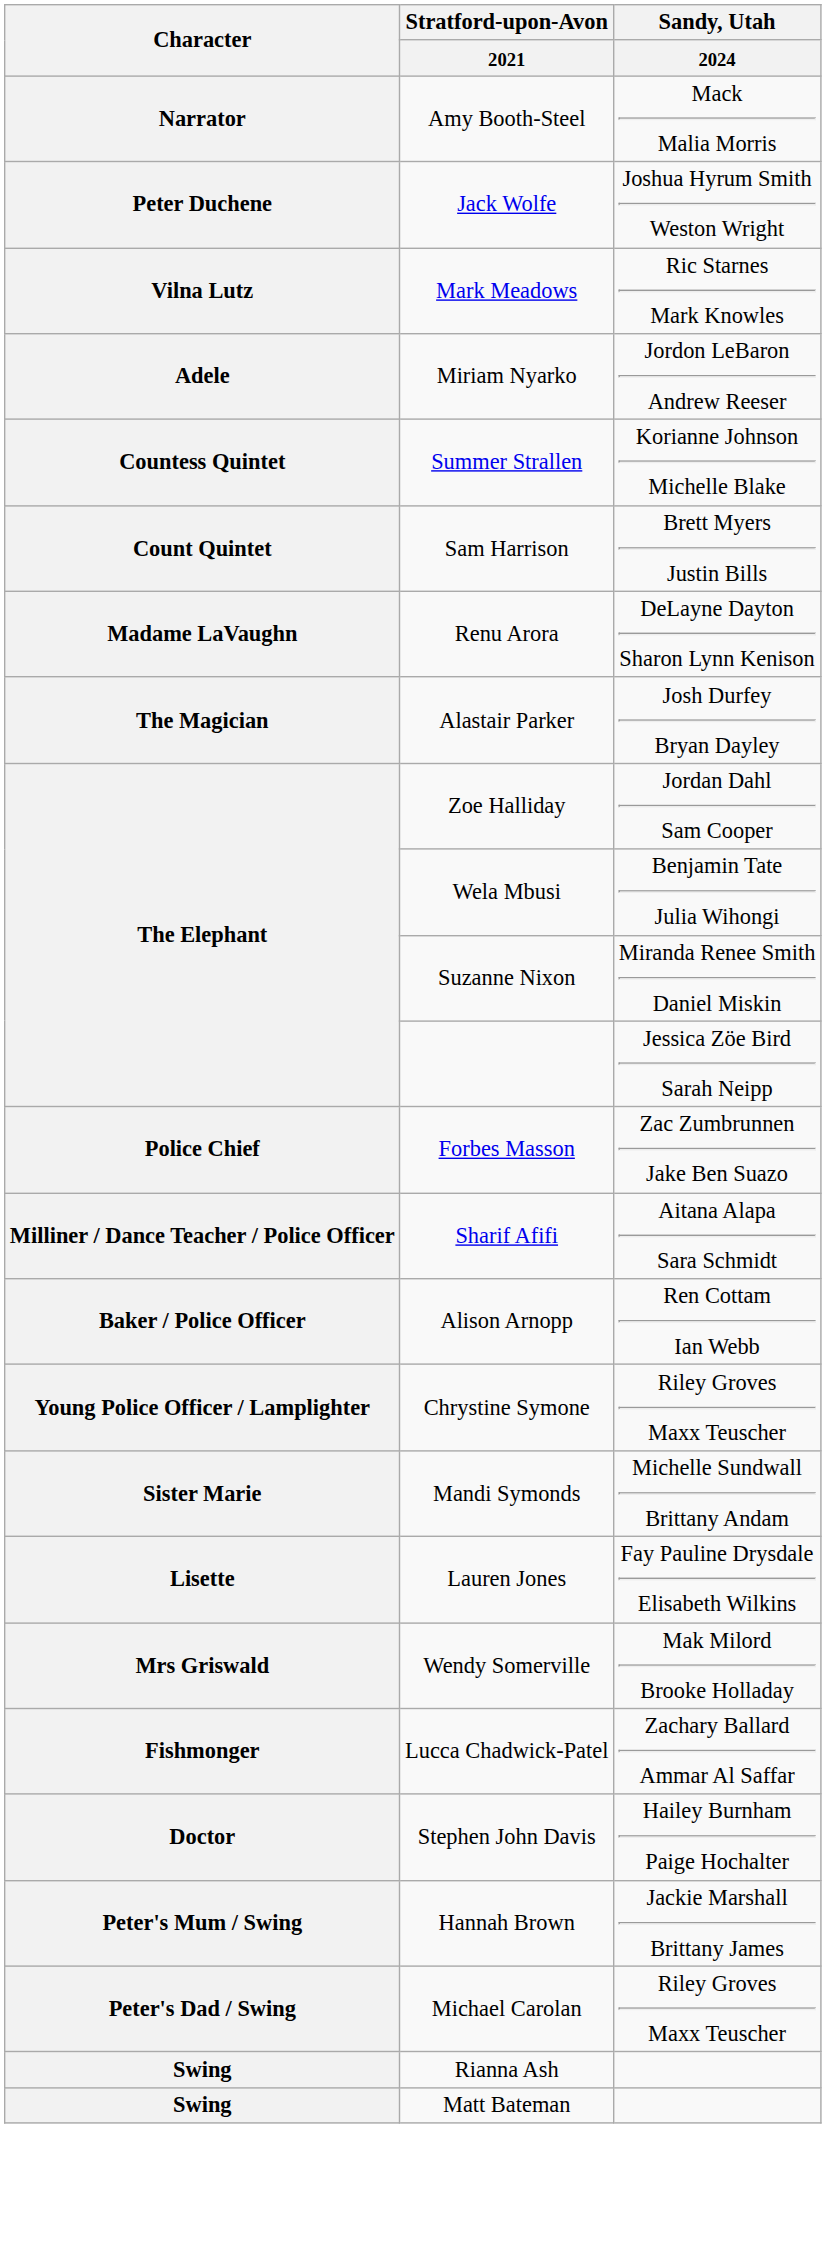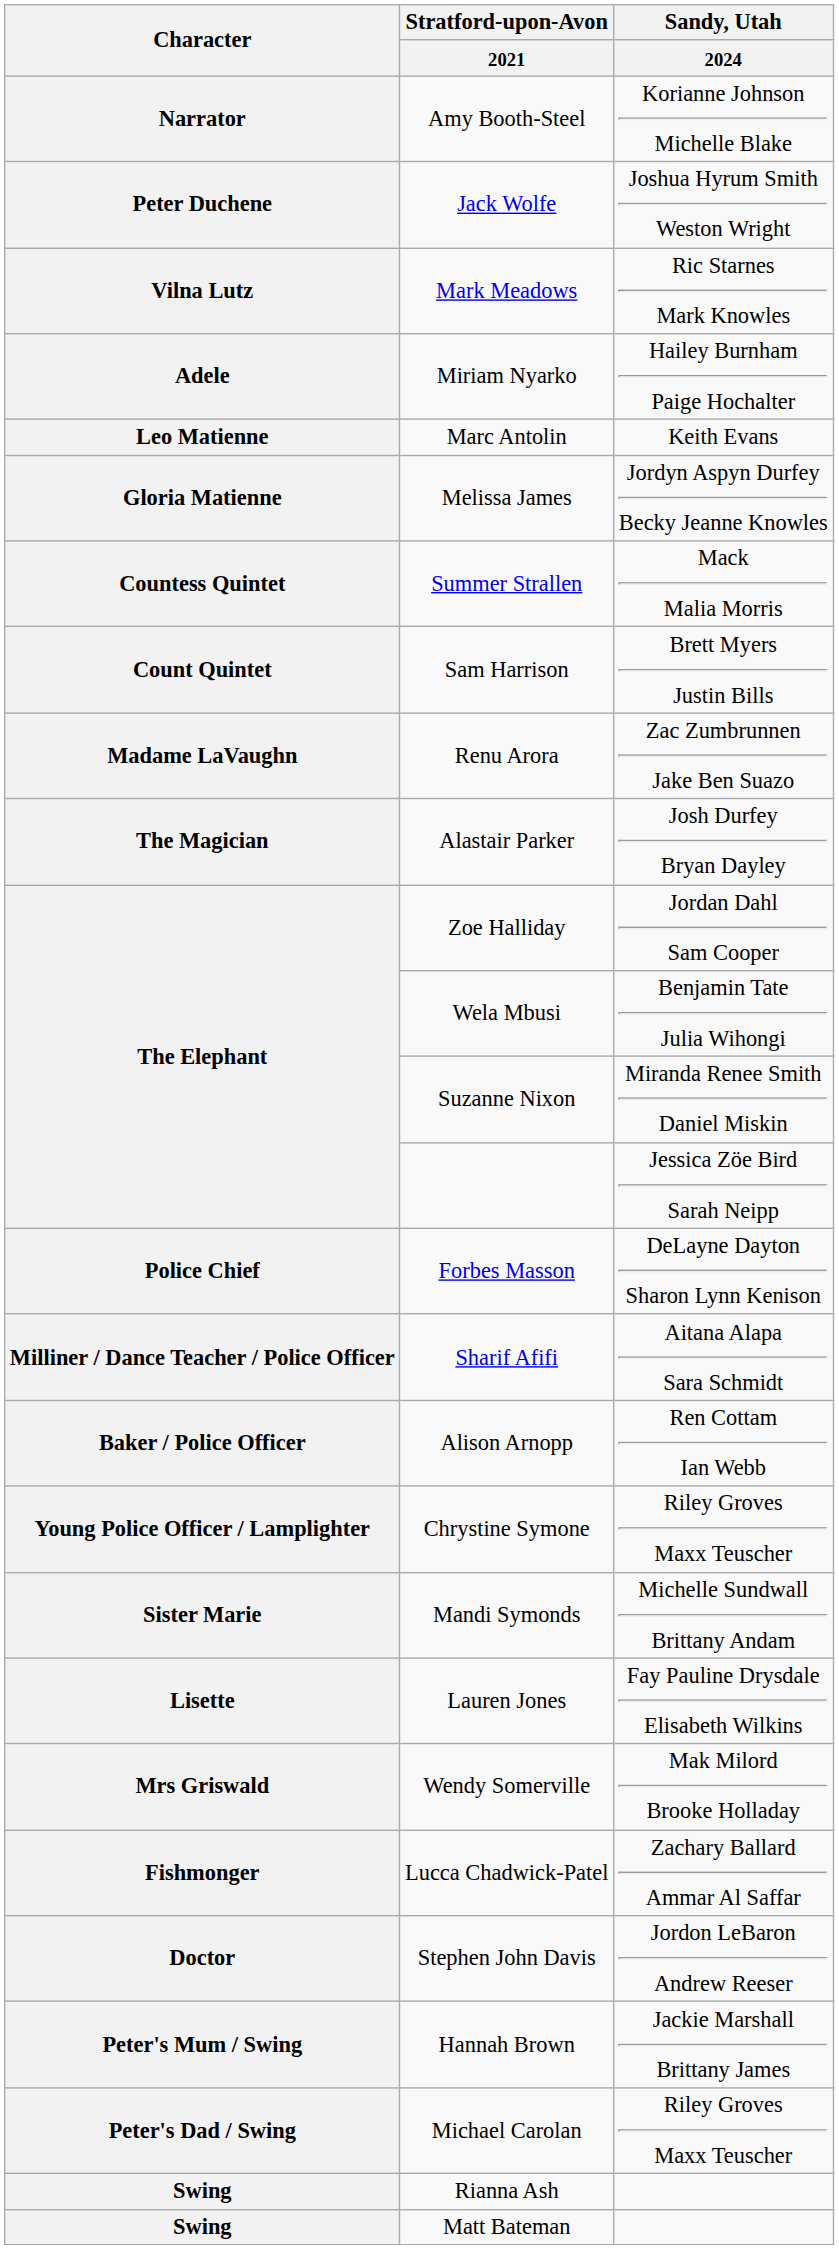(717, 118) Mack Malia Morris -> (723, 118) Korianne Johnson Michelle Blake
(717, 376) Jordon LeBaron Andrew Reeser -> (723, 376) Hailey Burnham Paige Hochalter
+ row: (507, 437)
+ row: (507, 497)
(717, 462) Korianne Johnson Michelle Blake -> (723, 583) Mack Malia Morris
(717, 634) DeLayne Dayton Sharon Lynn Kenison -> (723, 755) Zac Zumbrunnen Jake Ben Suazo
(717, 1149) Zac Zumbrunnen Jake Ben Suazo -> (723, 1271) DeLayne Dayton Sharon Lynn Kenison
(717, 1837) Hailey Burnham Paige Hochalter -> (723, 1958) Jordon LeBaron Andrew Reeser
